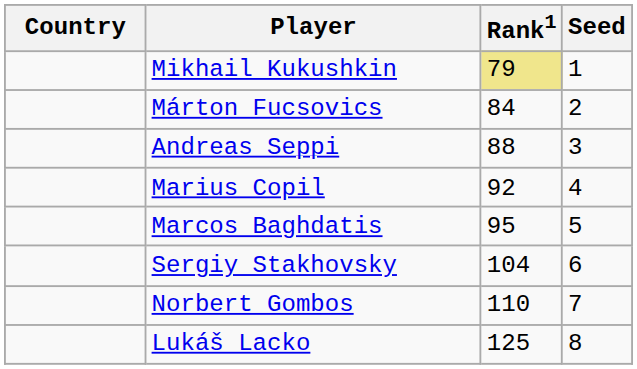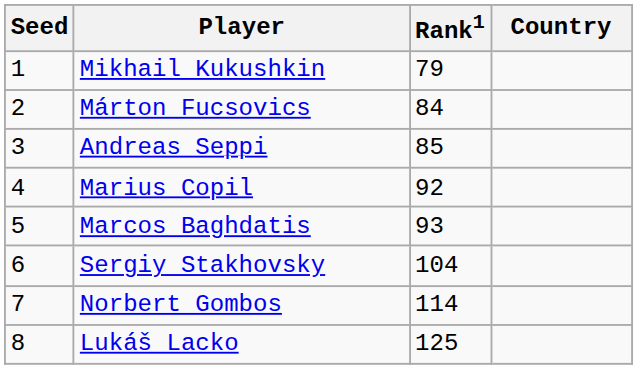columns swapped: (75, 28) <-> (597, 28)
(501, 70) khaki background -> (429, 70) no background
(501, 148) 88 -> (429, 148) 85
(501, 227) 95 -> (429, 227) 93
(508, 305) 110 -> (437, 305) 114
